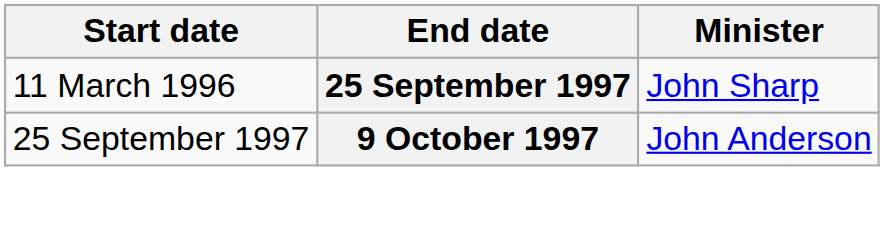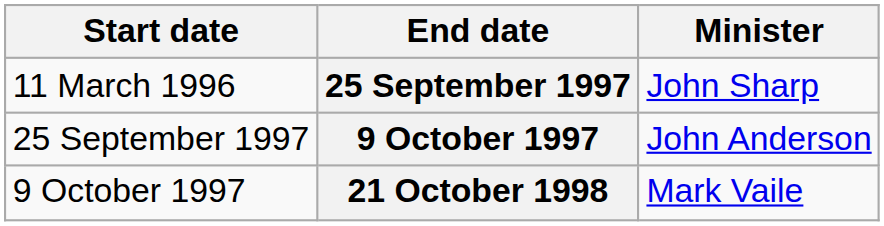+ row: (478, 191)
